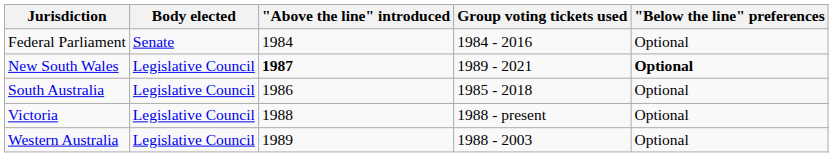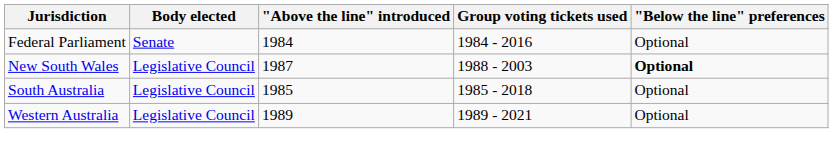(278, 66) bold -> (278, 66) normal
(495, 66) 1989 - 2021 -> (495, 66) 1988 - 2003
(278, 90) 1986 -> (278, 90) 1985
- row: (33, 115)
(495, 139) 1988 - 2003 -> (495, 115) 1989 - 2021
